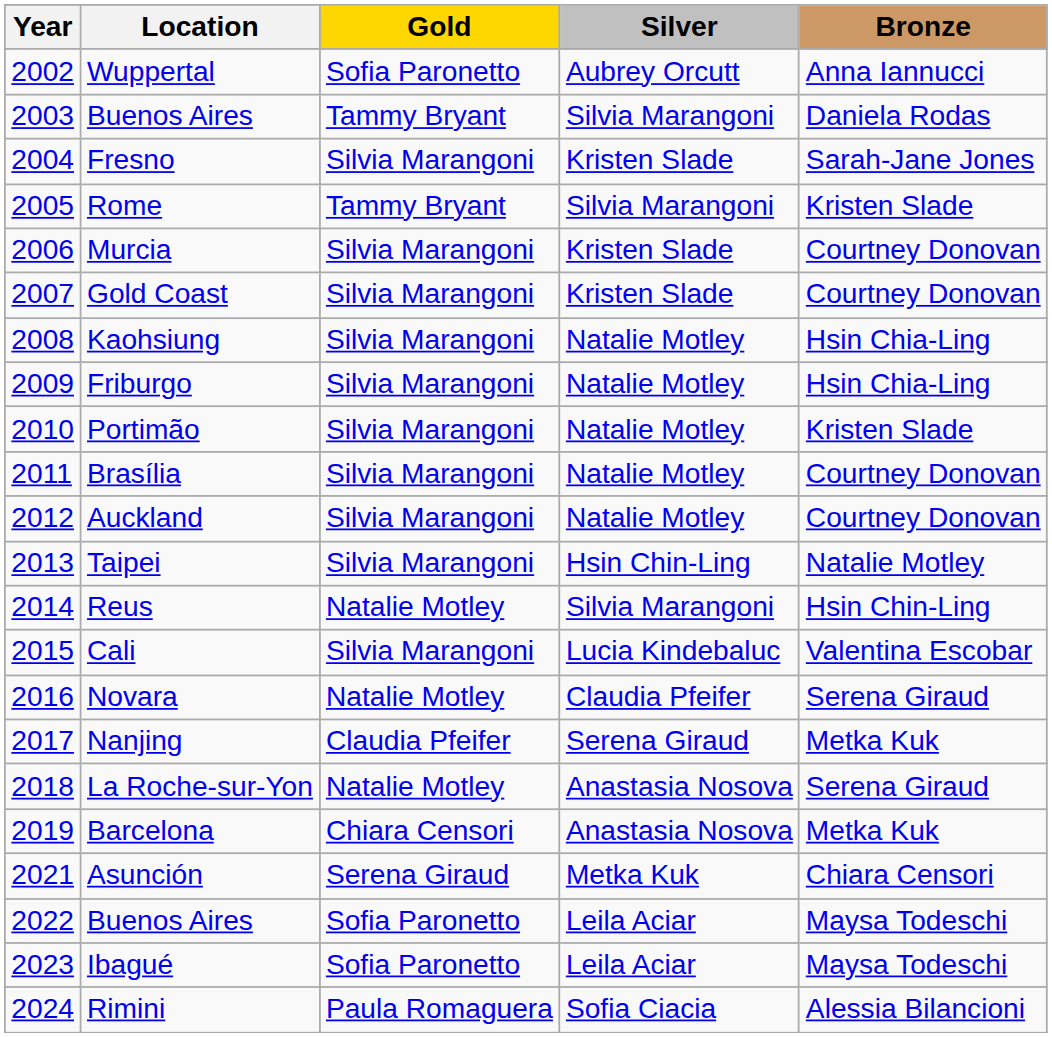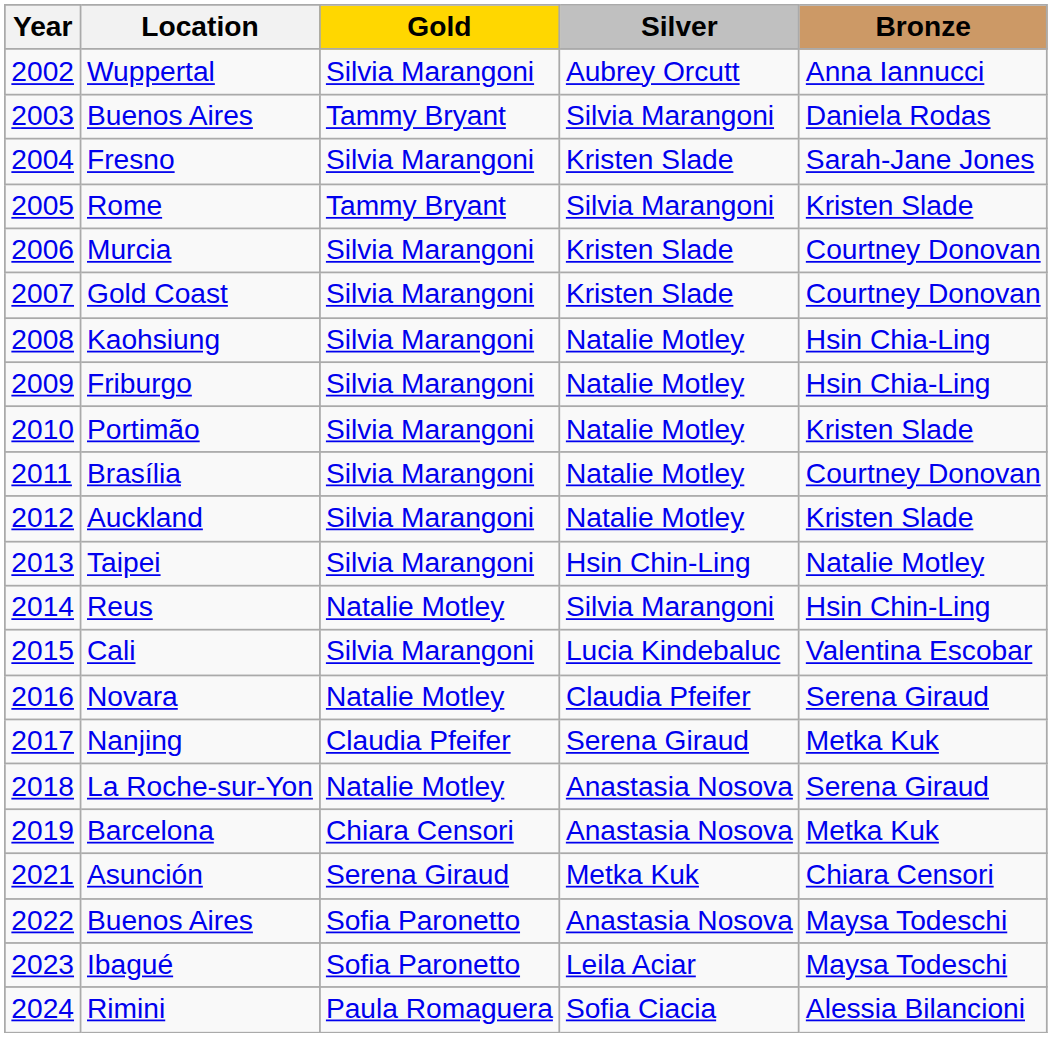(423, 71) Sofia Paronetto -> (430, 71) Silvia Marangoni
(923, 518) Courtney Donovan -> (890, 518) Kristen Slade
(631, 920) Leila Aciar -> (679, 920) Anastasia Nosova
